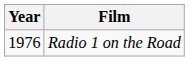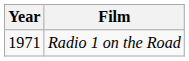(24, 42) 1976 -> (24, 42) 1971
